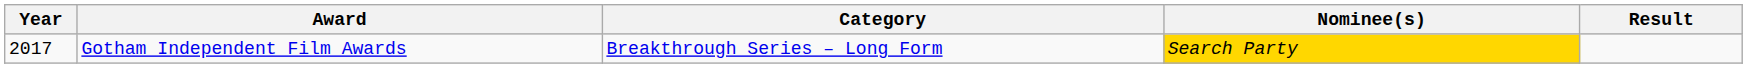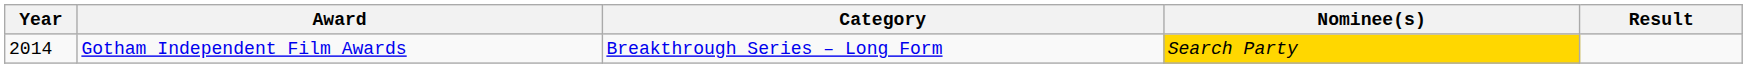(31, 49) 2017 -> (31, 49) 2014
